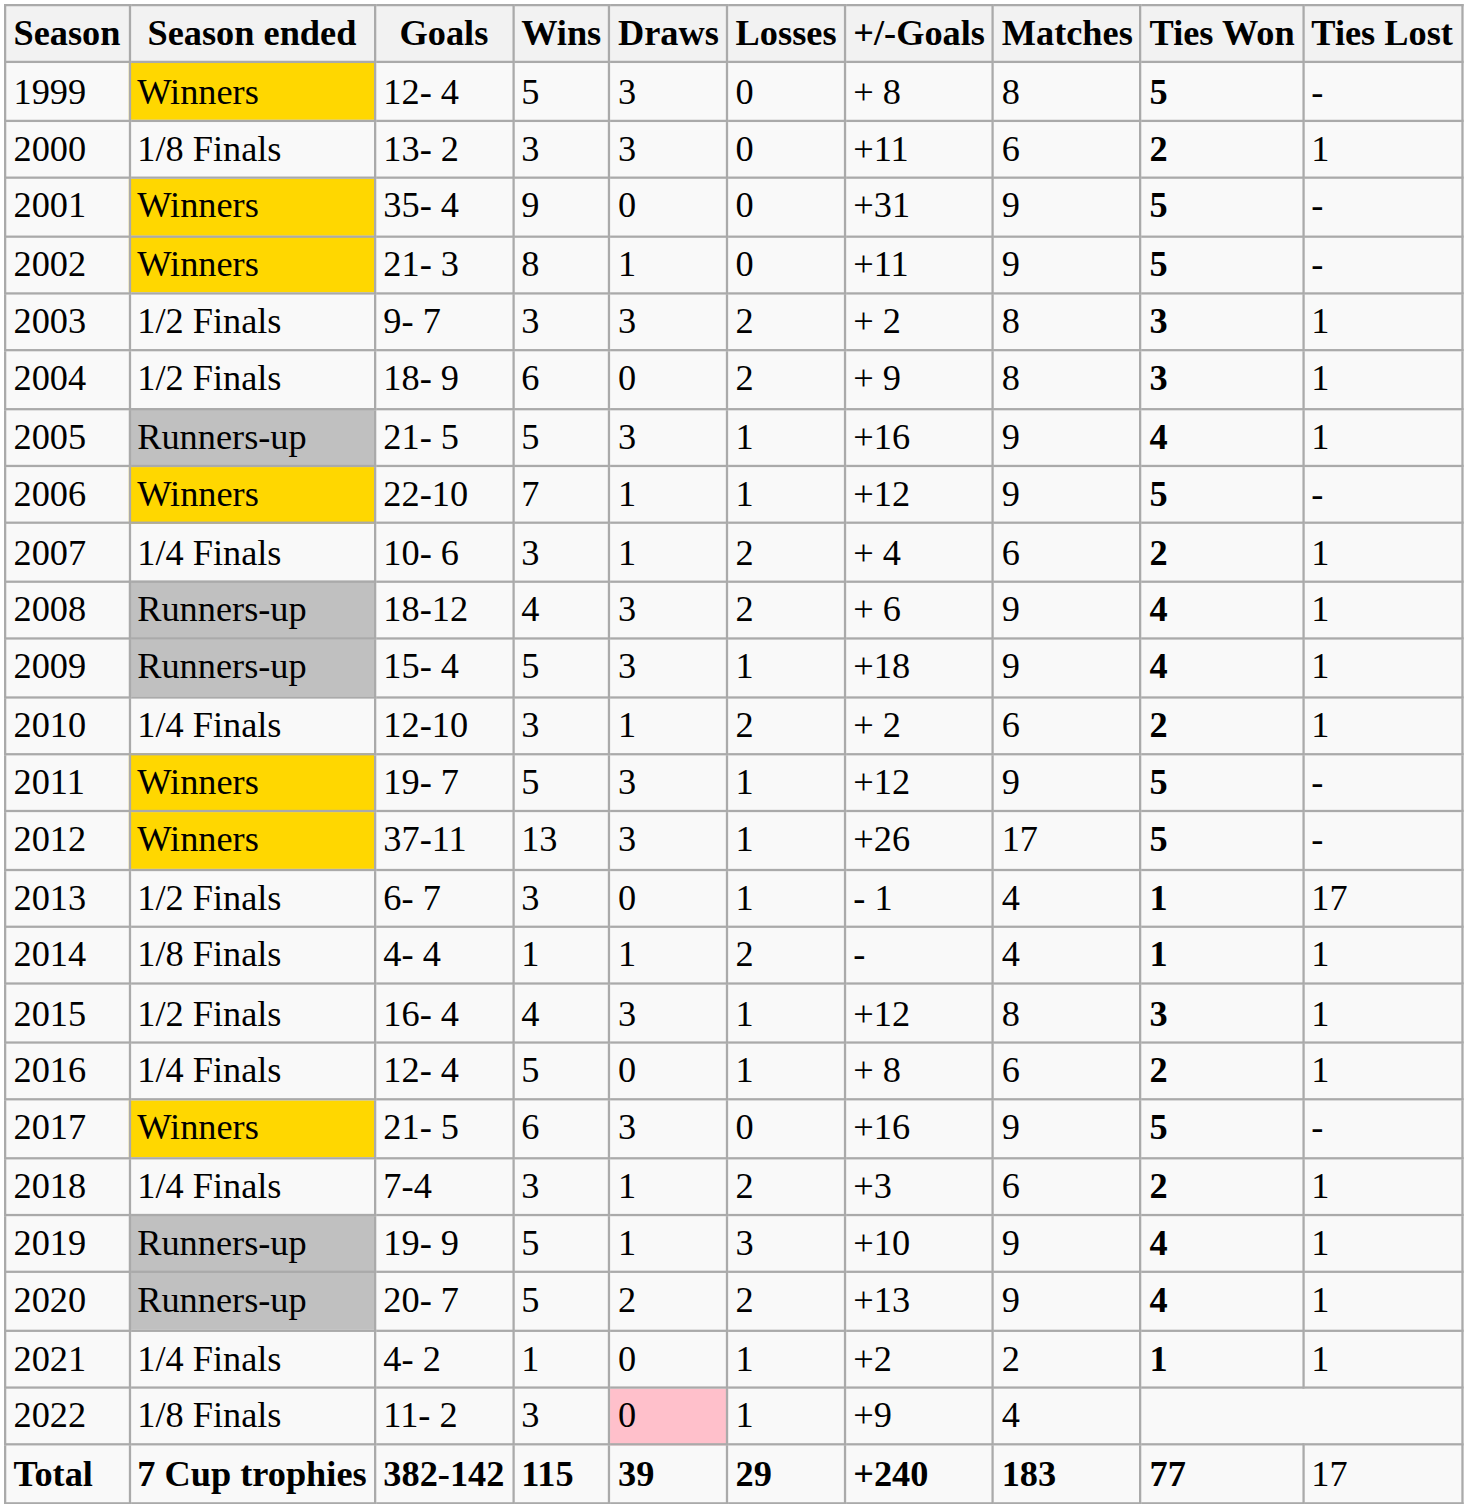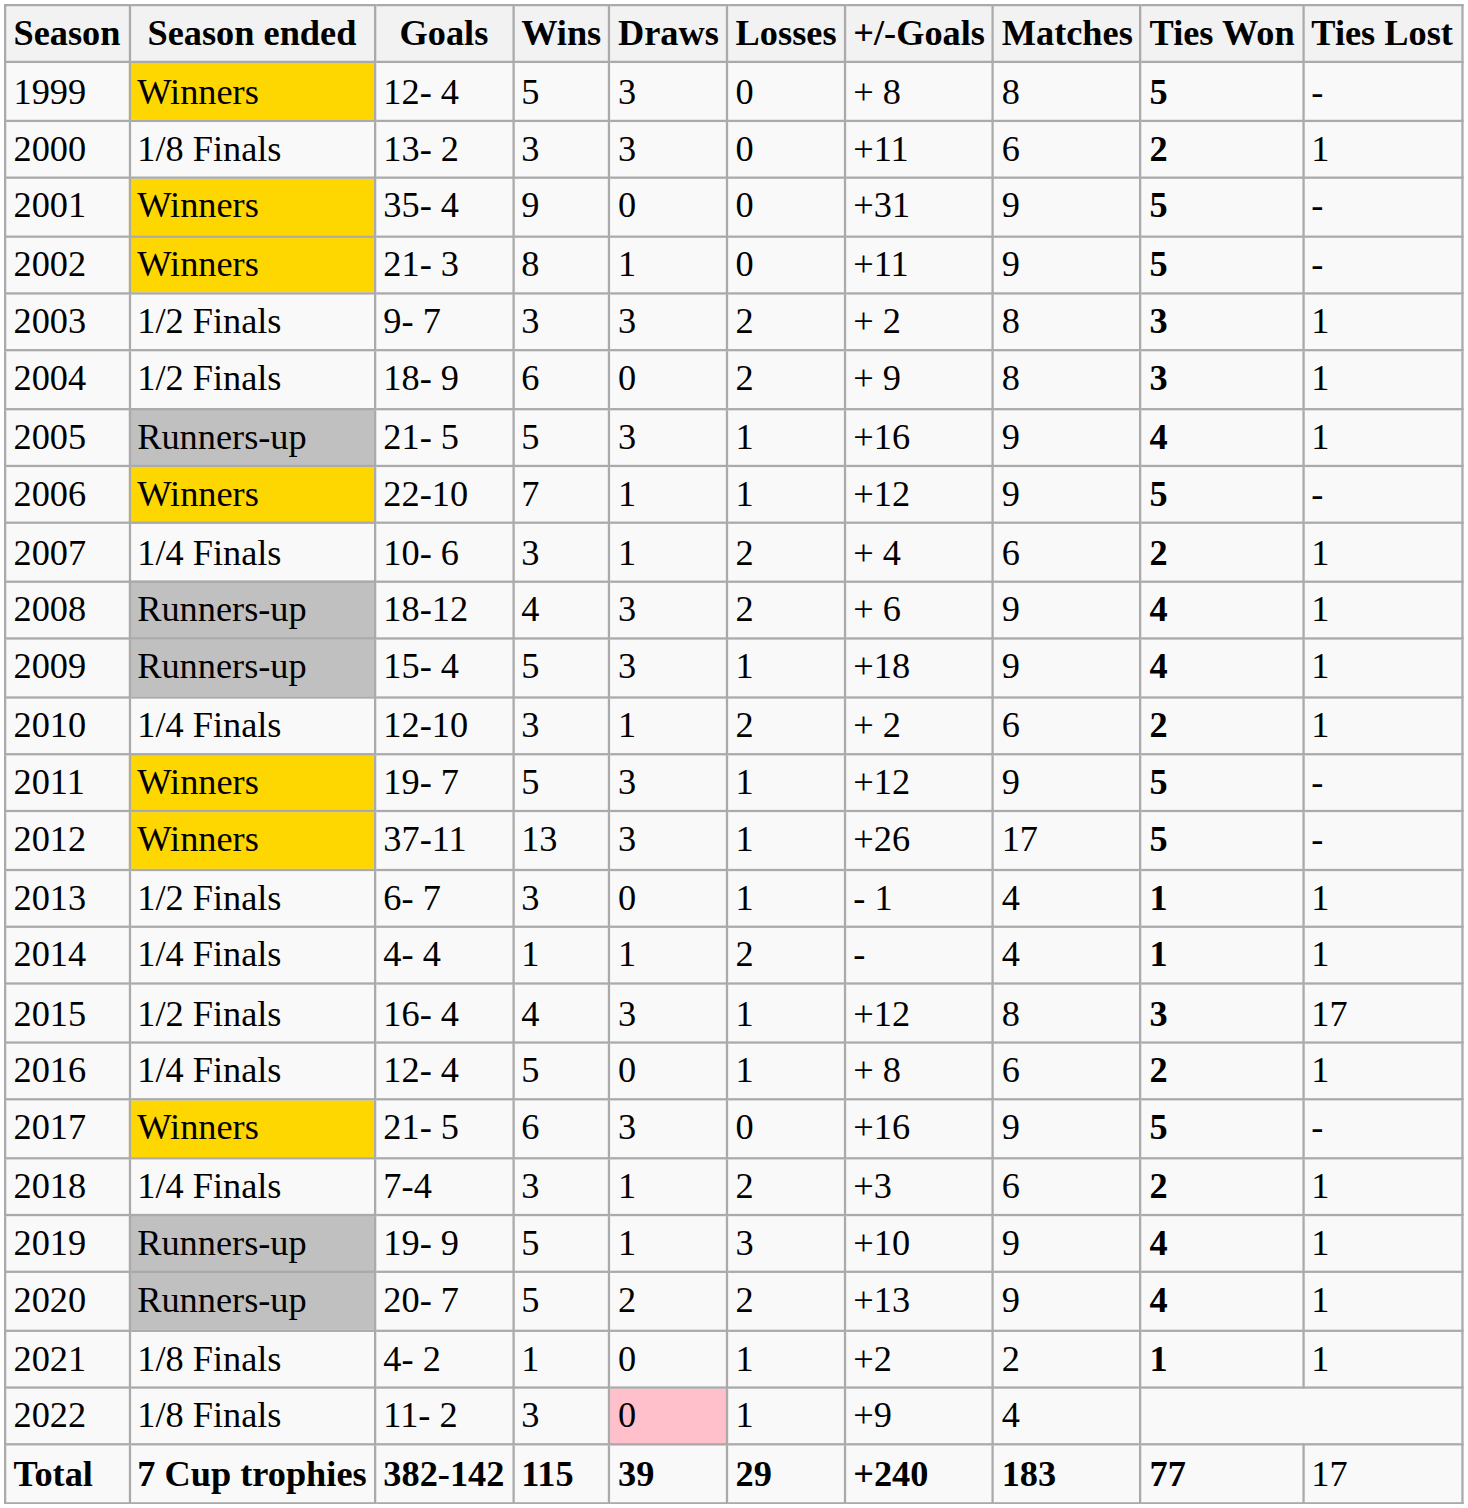(1330, 897) 17 -> (1320, 897) 1
(209, 954) 1/8 Finals -> (209, 954) 1/4 Finals
(1320, 1012) 1 -> (1330, 1012) 17
(209, 1358) 1/4 Finals -> (209, 1358) 1/8 Finals
